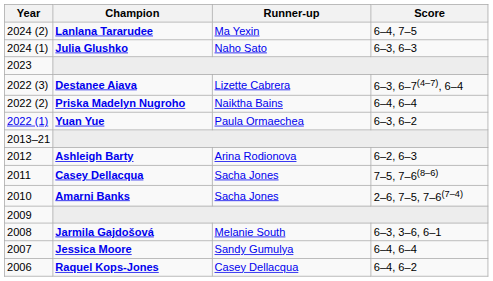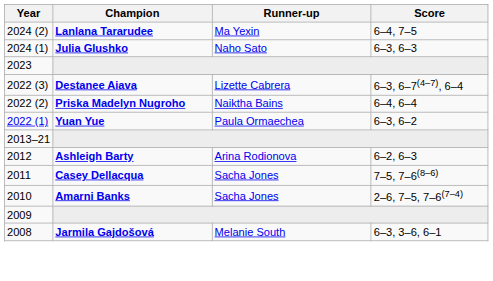- row: (19, 250)
- row: (19, 268)
